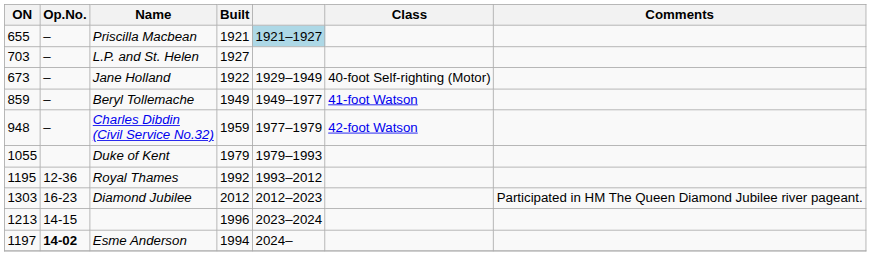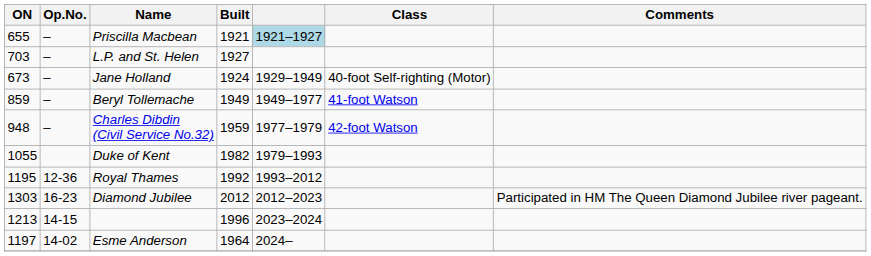(235, 78) 1922 -> (235, 78) 1924
(235, 156) 1979 -> (235, 156) 1982
(60, 240) bold -> (60, 240) normal
(235, 240) 1994 -> (235, 240) 1964
